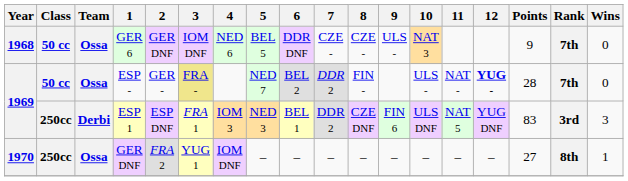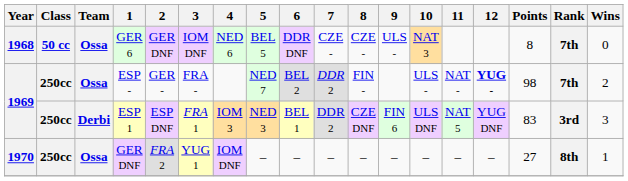(530, 45) 9 -> (530, 45) 8
(56, 82) 50 cc -> (56, 82) 250cc
(196, 82) khaki background -> (196, 82) no background
(530, 82) 28 -> (530, 82) 98
(605, 82) 0 -> (605, 82) 2
